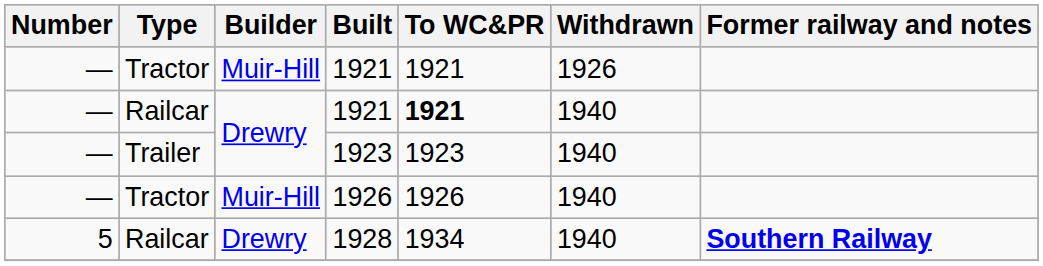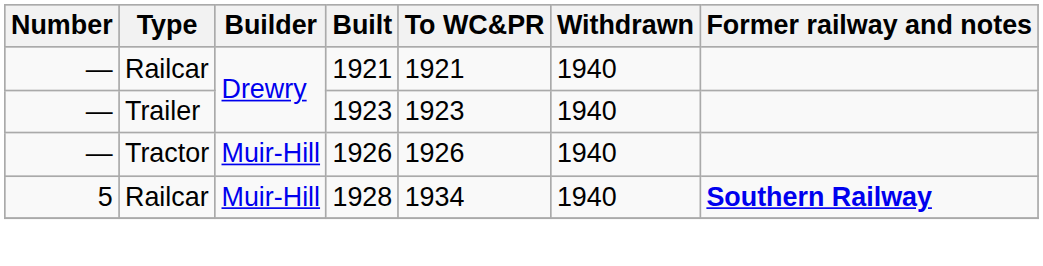- row: (167, 68)
(435, 111) bold -> (435, 68) normal
(264, 238) Drewry -> (271, 196) Muir-Hill
